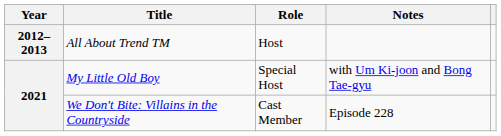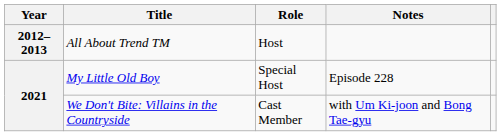(400, 77) with Um Ki-joon and Bong Tae-gyu -> (361, 77) Episode 228
(361, 112) Episode 228 -> (400, 112) with Um Ki-joon and Bong Tae-gyu
